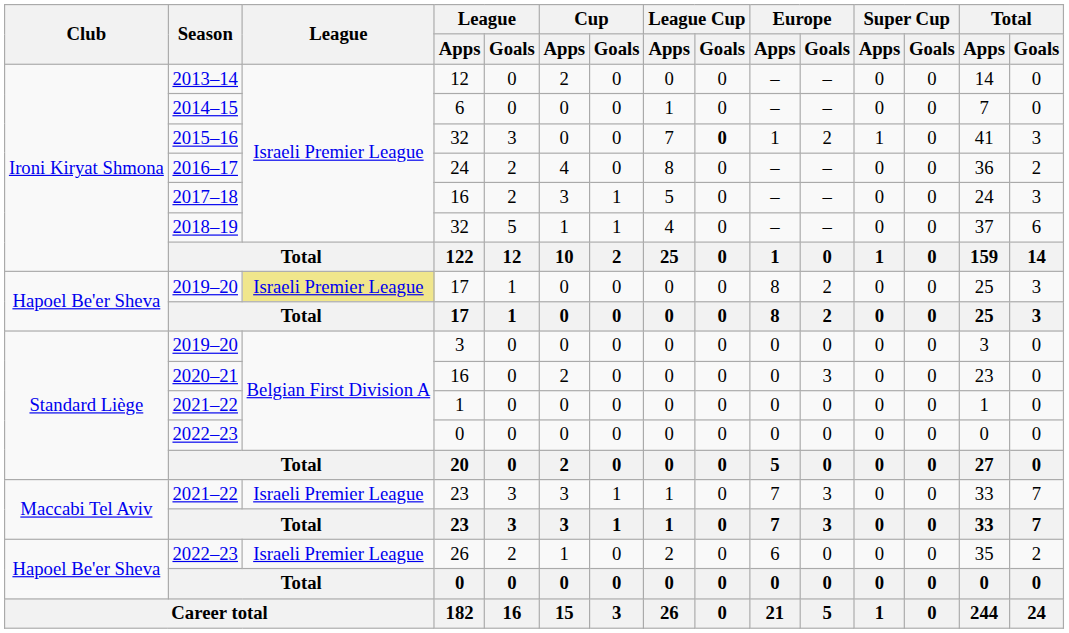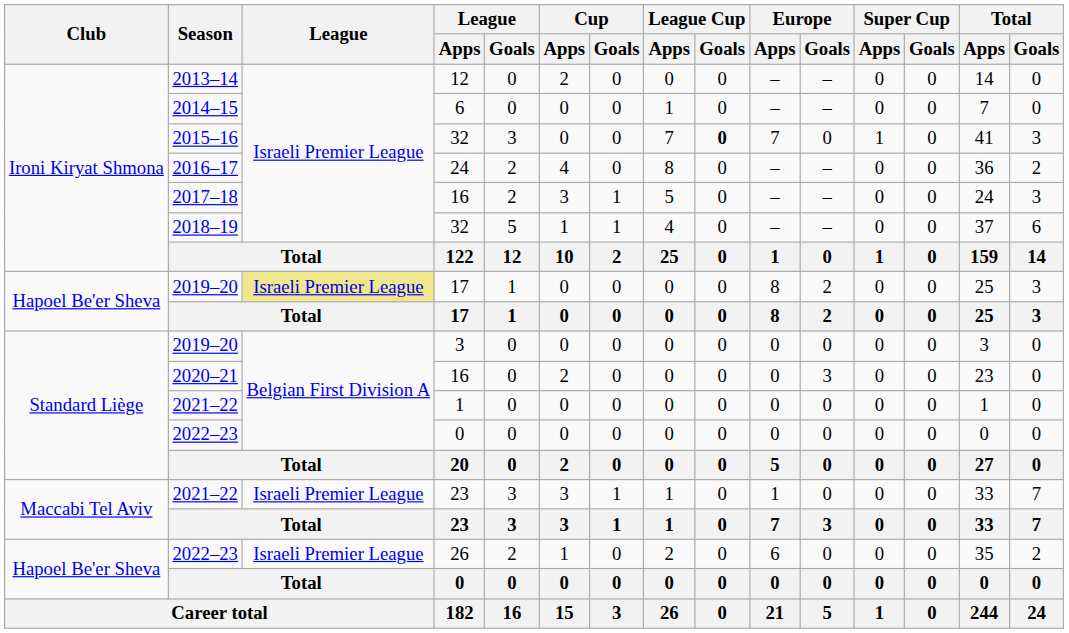(775, 138) 1 -> (775, 138) 7
(827, 138) 2 -> (827, 138) 0
(775, 494) 7 -> (775, 494) 1
(827, 494) 3 -> (827, 494) 0
